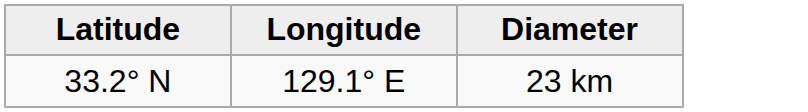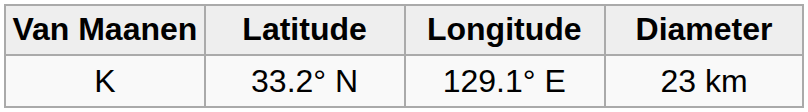+ column: (105, 29)
